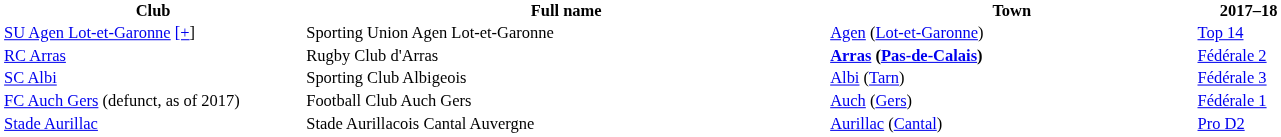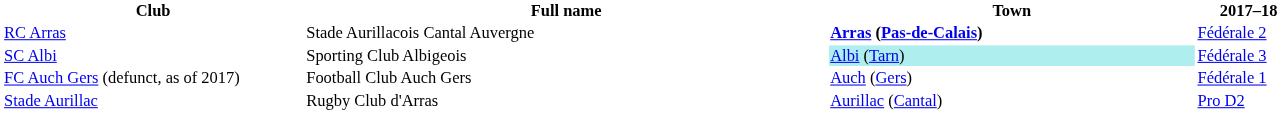- row: (100, 33)
(372, 55) Rugby Club d'Arras -> (420, 33) Stade Aurillacois Cantal Auvergne
(867, 78) no background -> (867, 55) paleturquoise background
(420, 123) Stade Aurillacois Cantal Auvergne -> (372, 100) Rugby Club d'Arras
